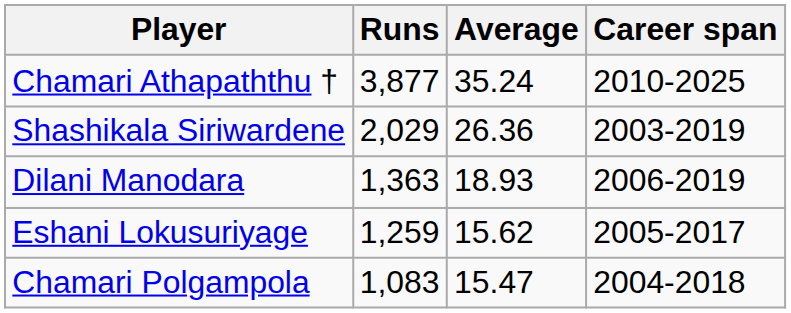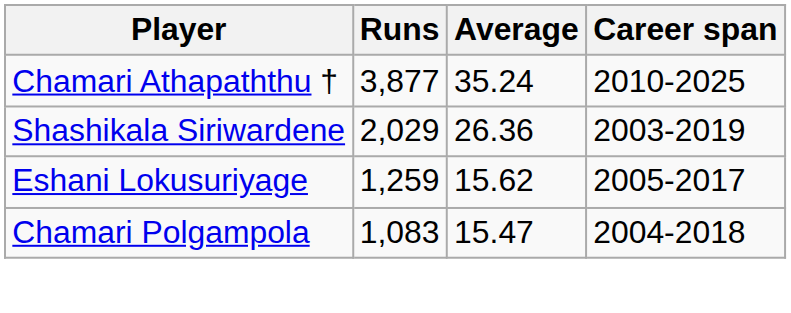- row: (128, 181)
